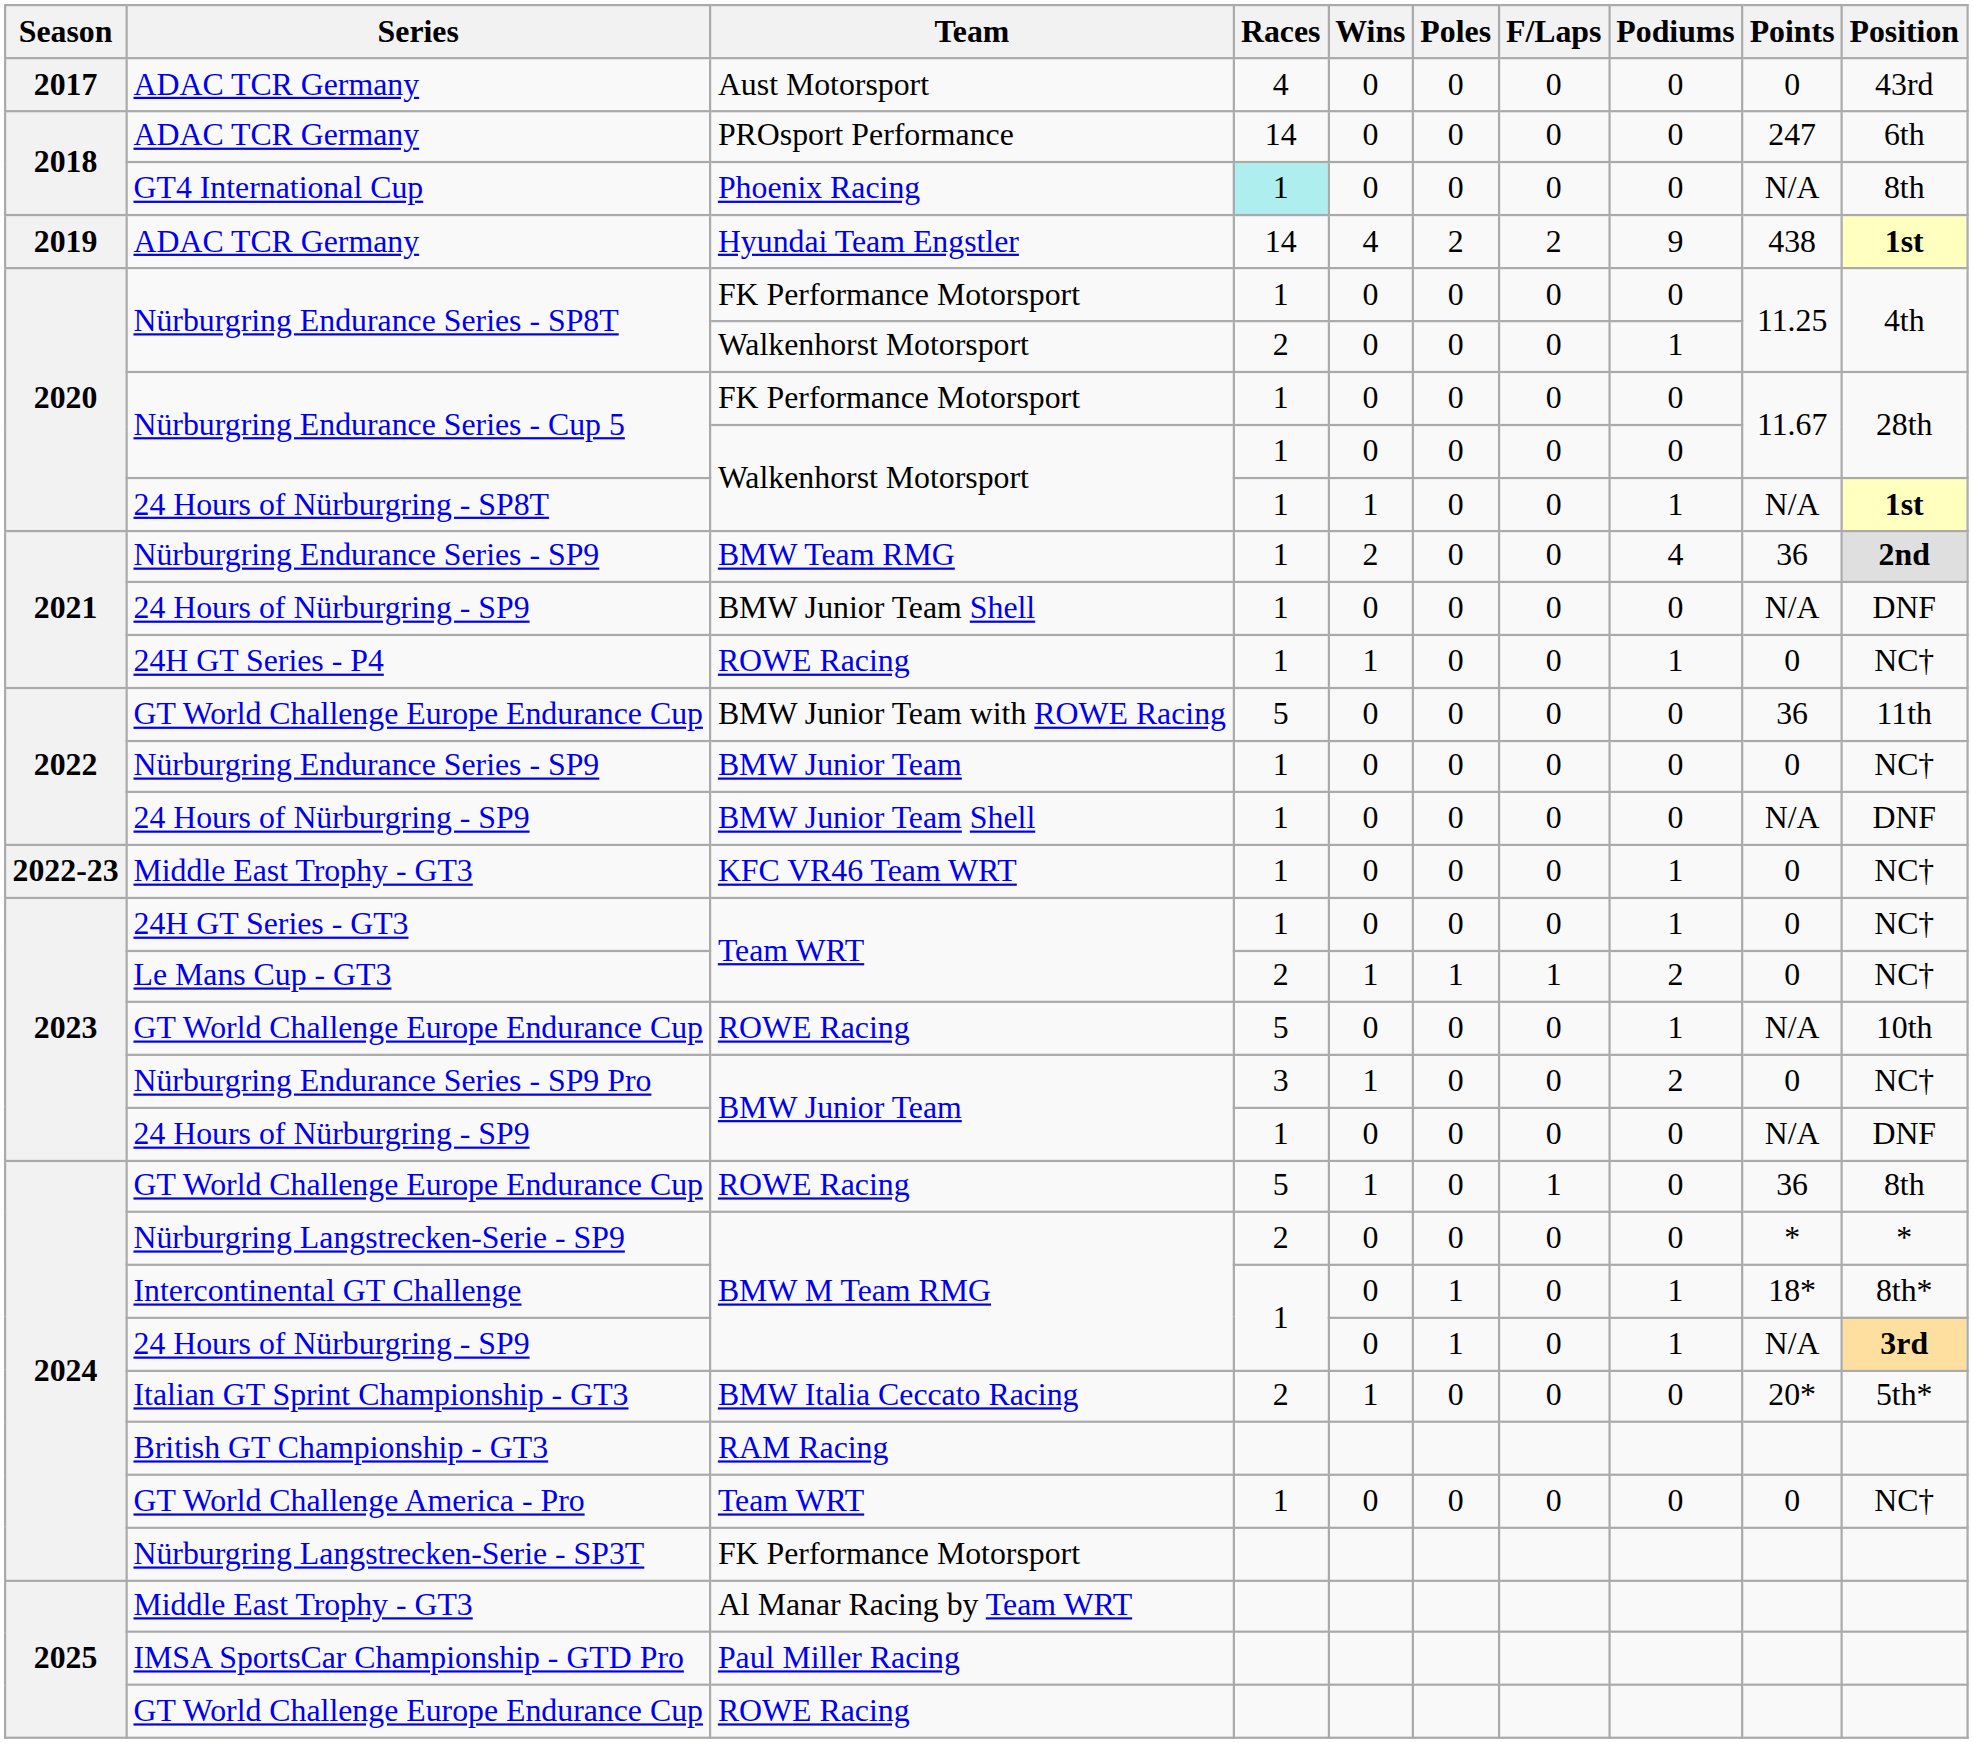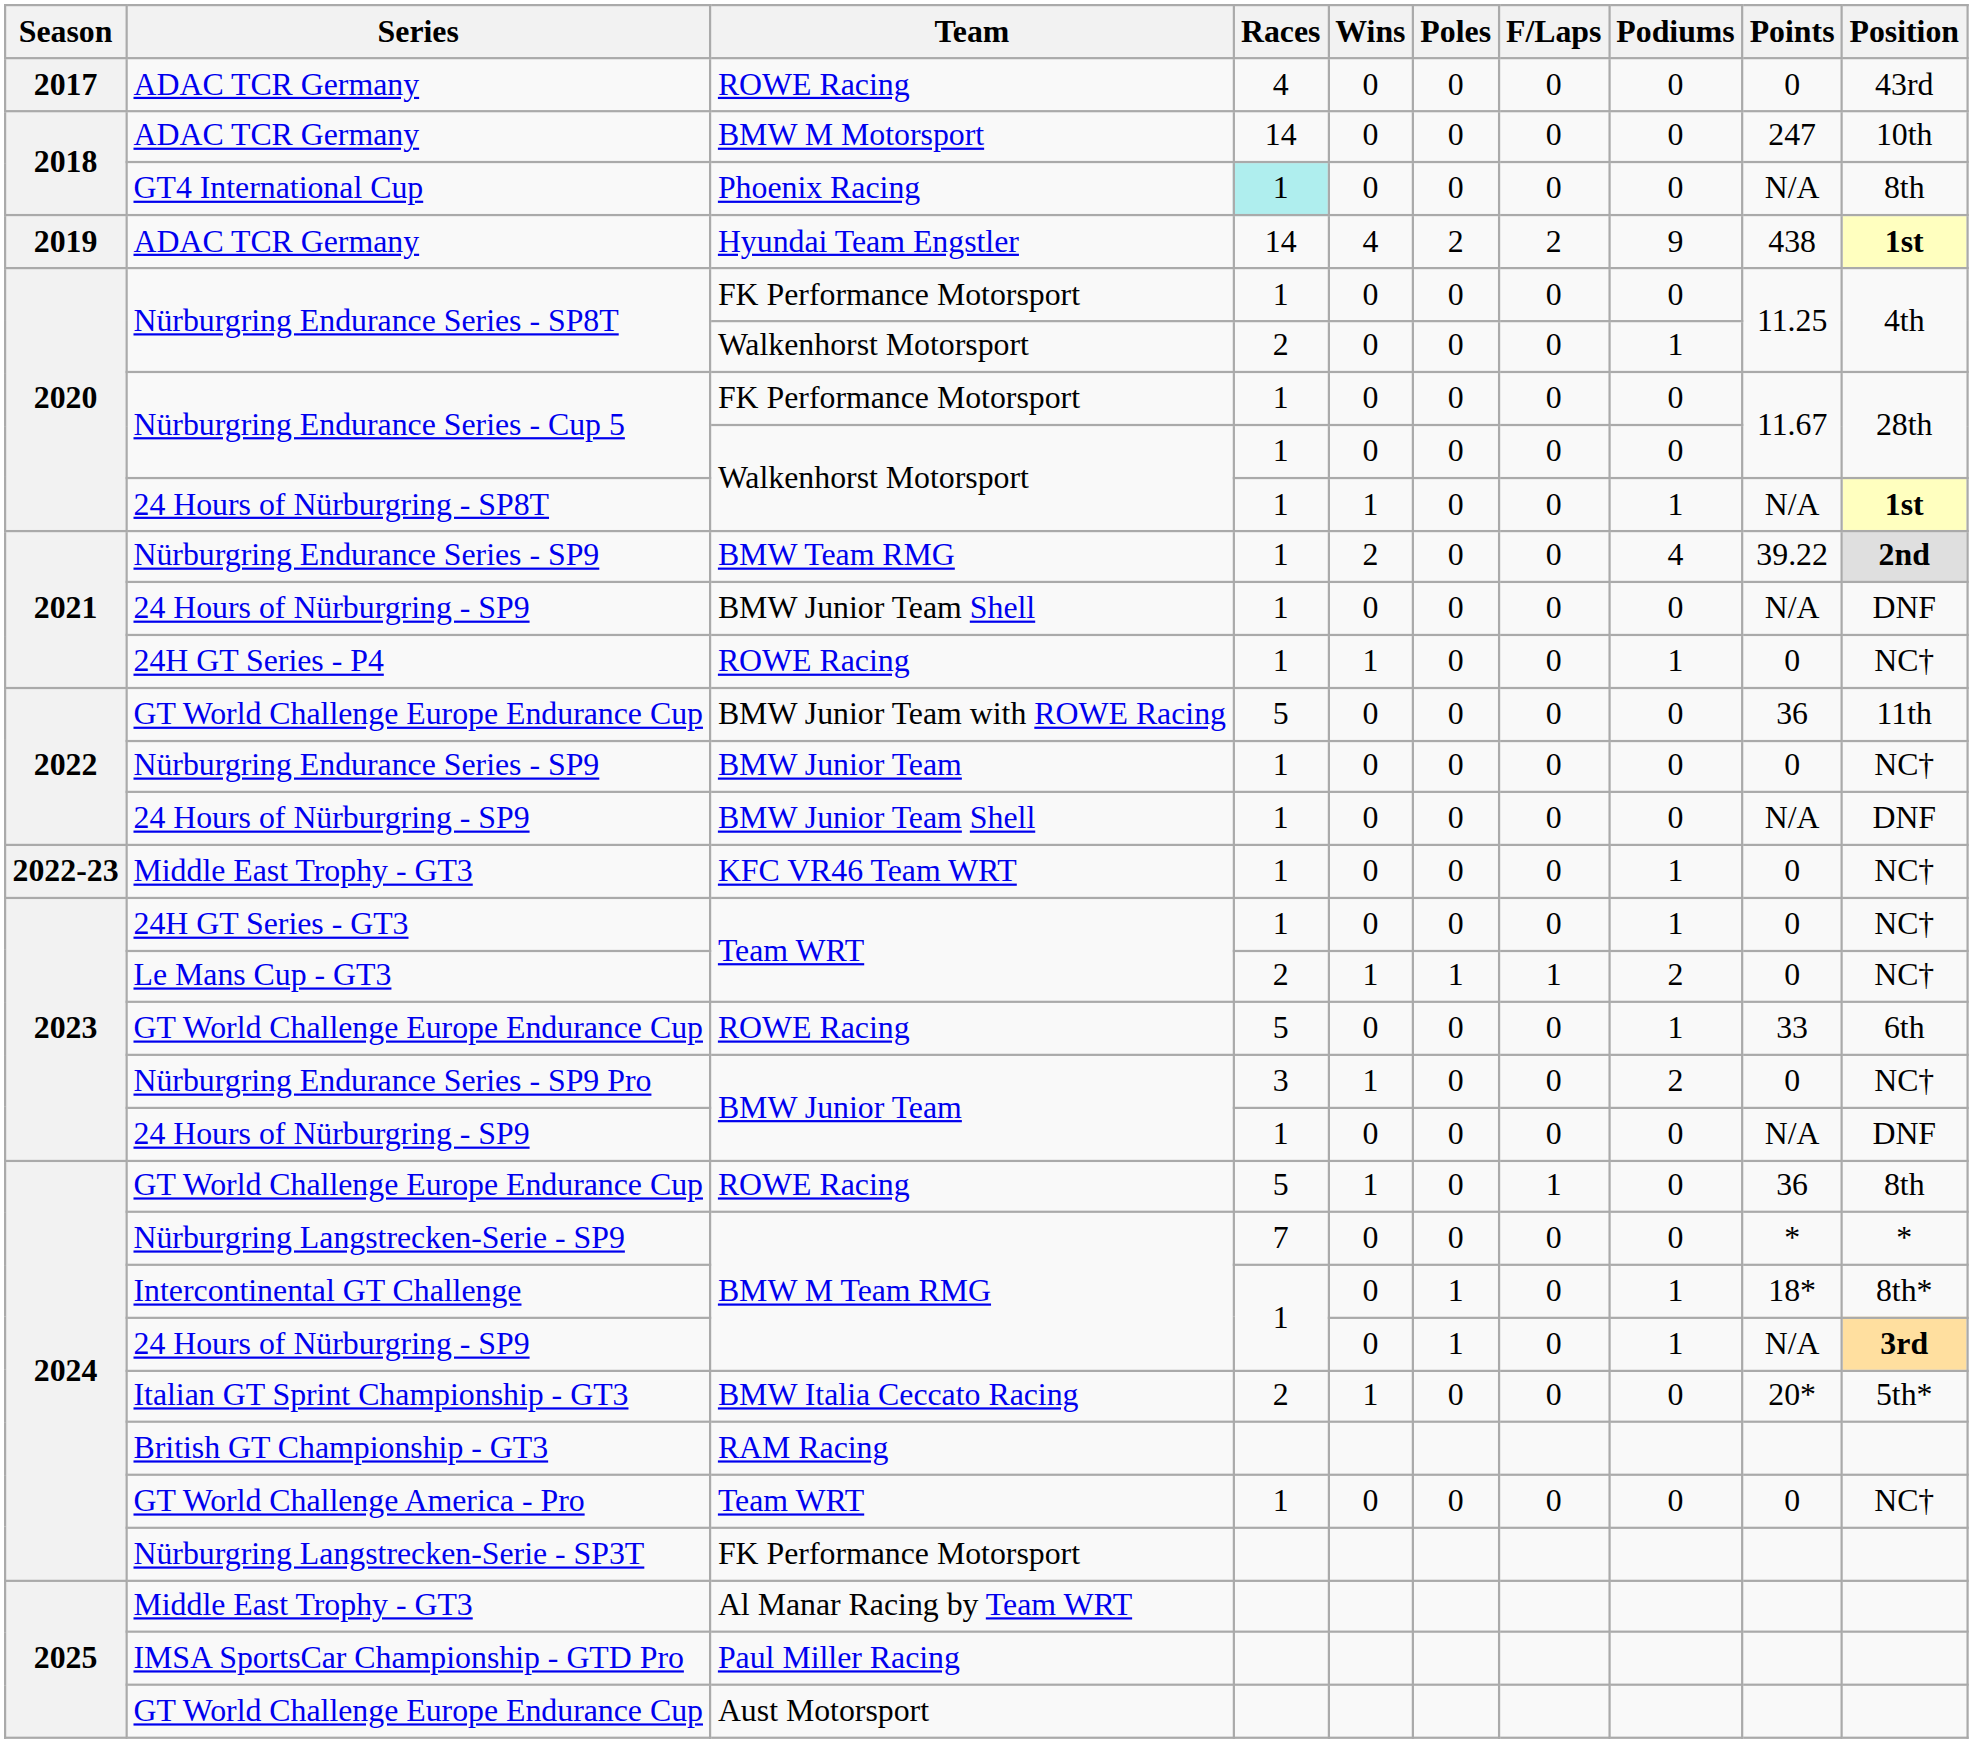(823, 83) Aust Motorsport -> (814, 83) ROWE Racing
(866, 136) PROsport Performance -> (851, 136) BMW M Motorsport
(1904, 136) 6th -> (1904, 136) 10th
(1792, 556) 36 -> (1792, 556) 39.22
(1792, 1028) N/A -> (1792, 1028) 33
(1904, 1028) 10th -> (1904, 1028) 6th
(1281, 1238) 2 -> (1281, 1238) 7
(814, 1710) ROWE Racing -> (823, 1710) Aust Motorsport
